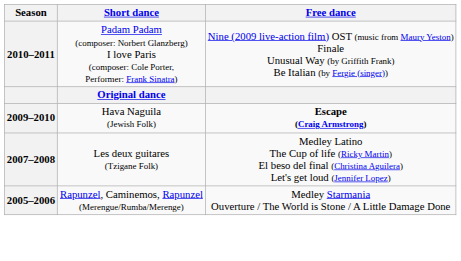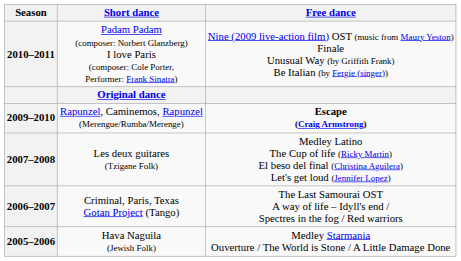(131, 118) Hava Naguila (Jewish Folk) -> (131, 118) Rapunzel, Caminemos, Rapunzel (Merengue/Rumba/Merenge)
+ row: (31, 206)
(131, 200) Rapunzel, Caminemos, Rapunzel (Merengue/Rumba/Merenge) -> (131, 241) Hava Naguila (Jewish Folk)
